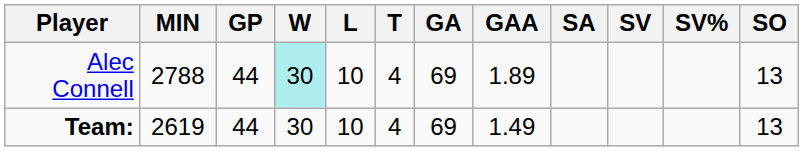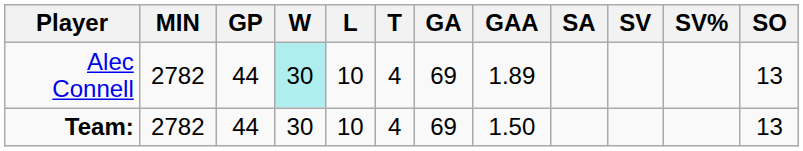(178, 75) 2788 -> (178, 75) 2782
(178, 126) 2619 -> (178, 126) 2782
(512, 126) 1.49 -> (512, 126) 1.50
